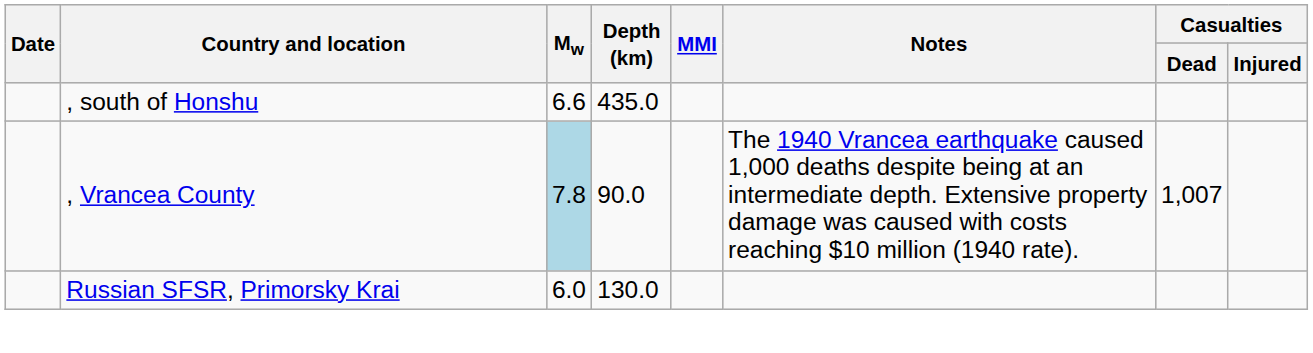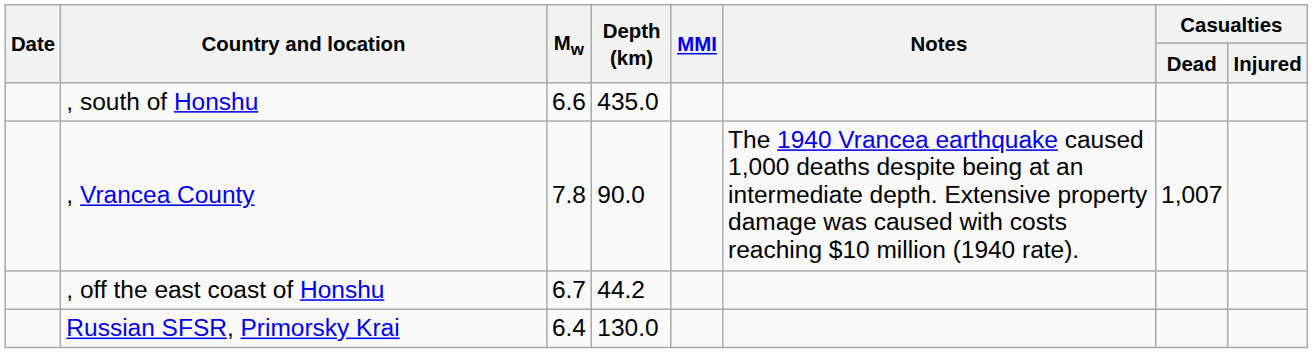(569, 195) lightblue background -> (569, 195) no background
+ row: (225, 289)
(569, 289) 6.0 -> (569, 328) 6.4
